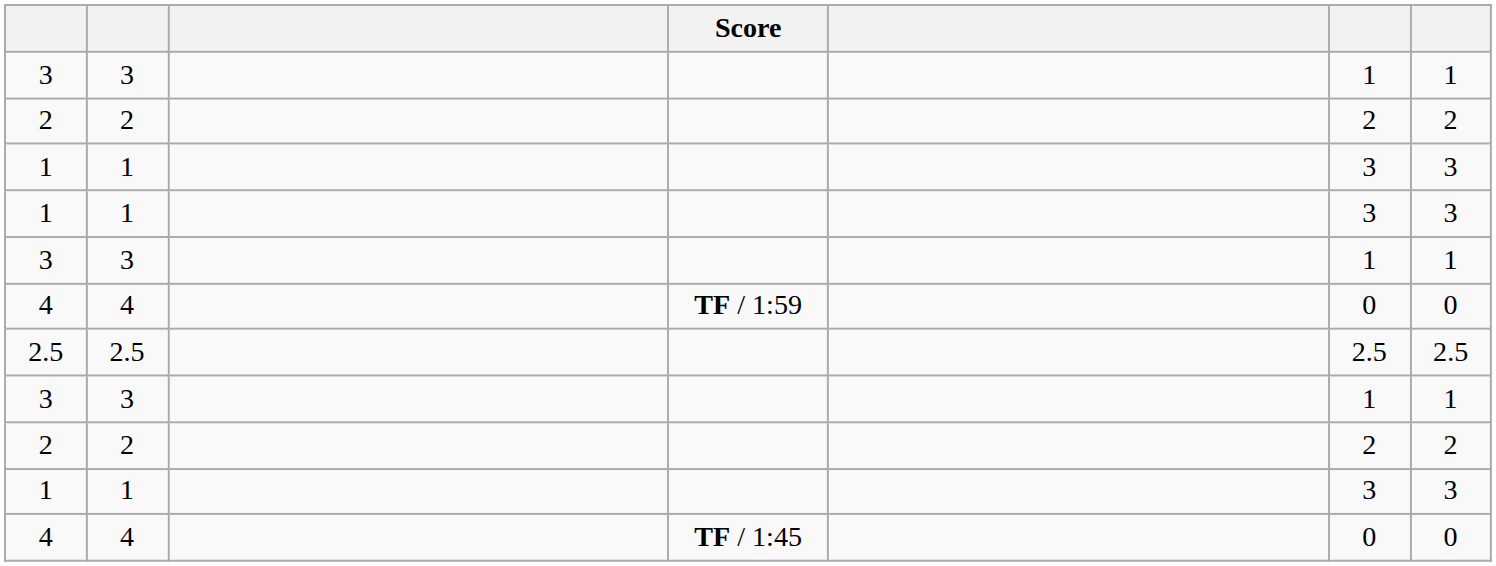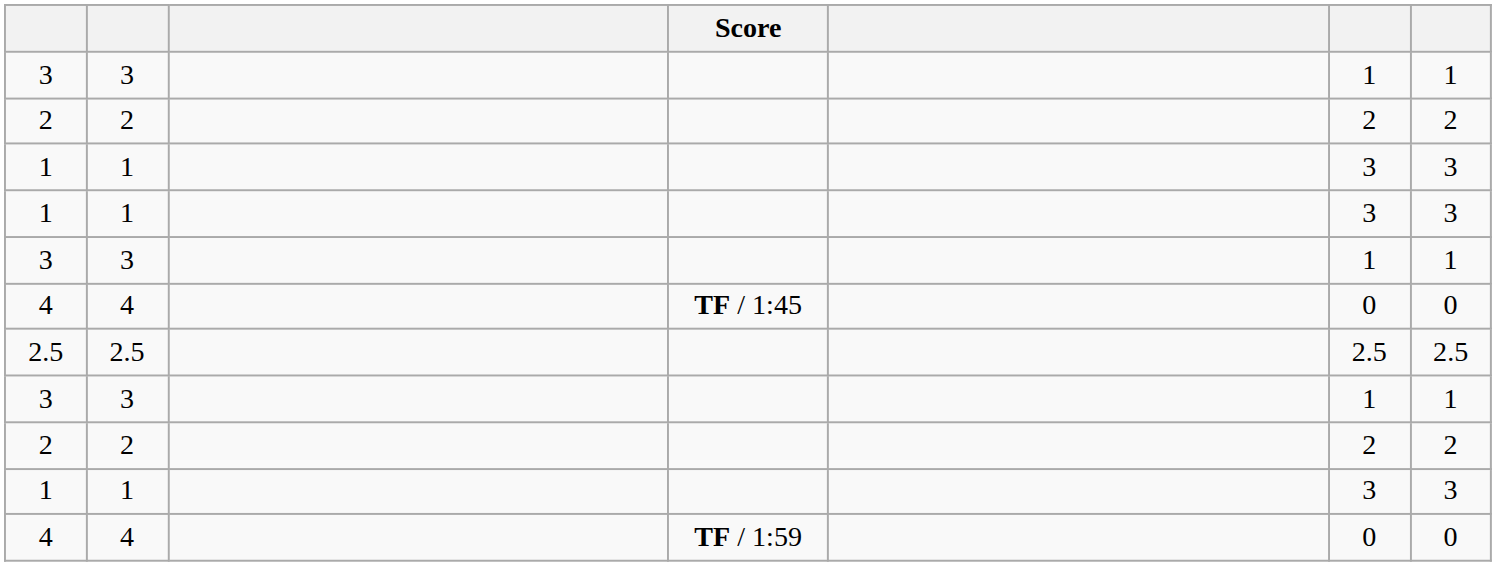rows swapped: (46, 305) <-> (46, 537)
